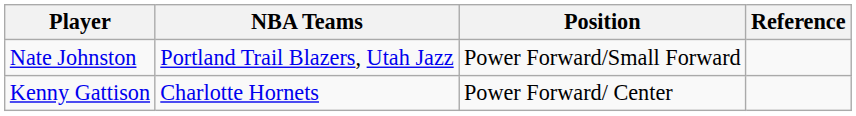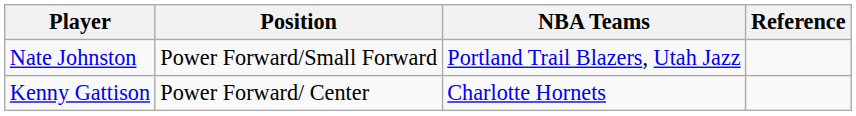columns swapped: (602, 22) <-> (307, 22)
